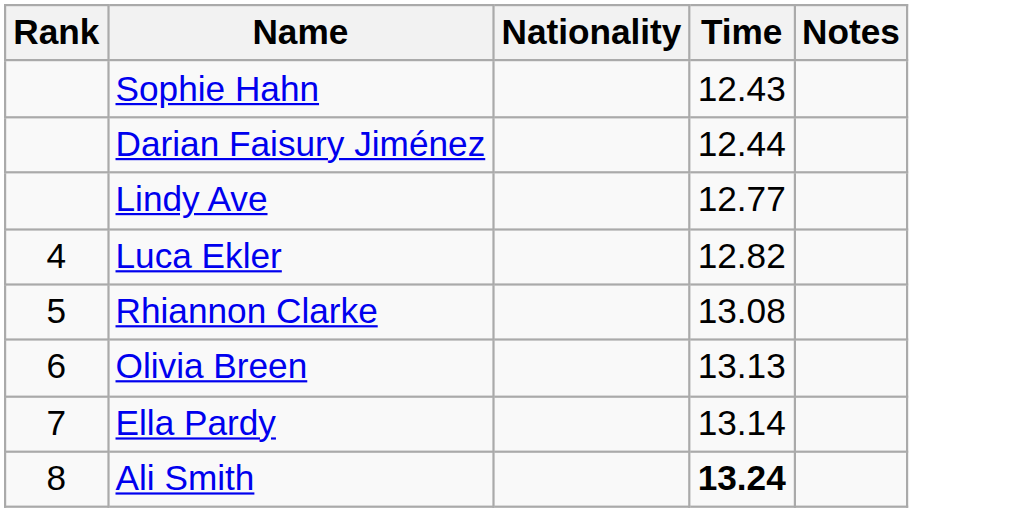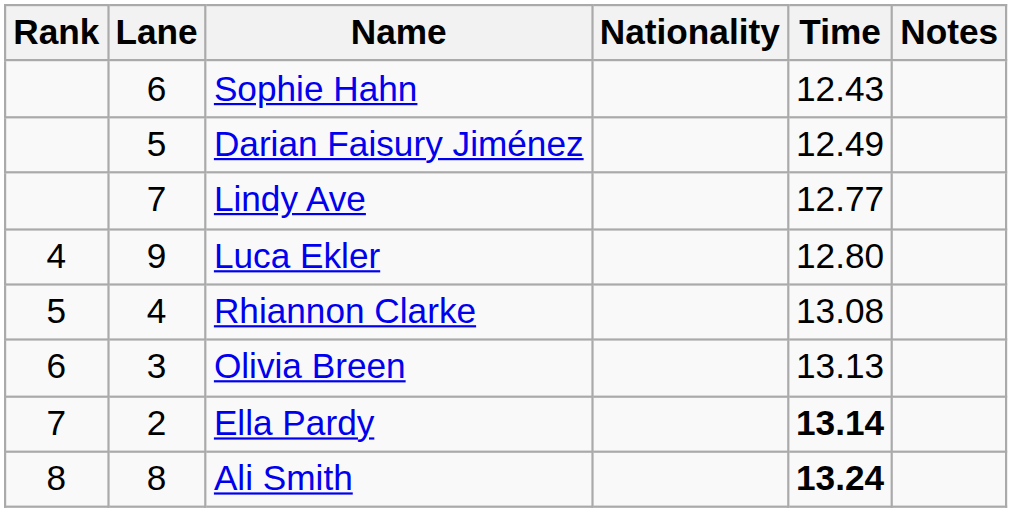+ column: (157, 32)
(742, 144) 12.44 -> (840, 144) 12.49
(742, 255) 12.82 -> (840, 255) 12.80
(742, 423) normal -> (840, 423) bold
